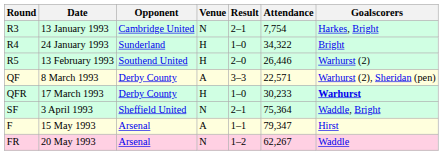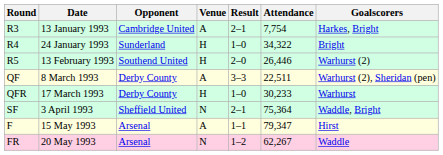(203, 28) N -> (203, 28) A
(278, 77) 22,571 -> (277, 77) 22,511
(340, 93) bold -> (337, 93) normal
